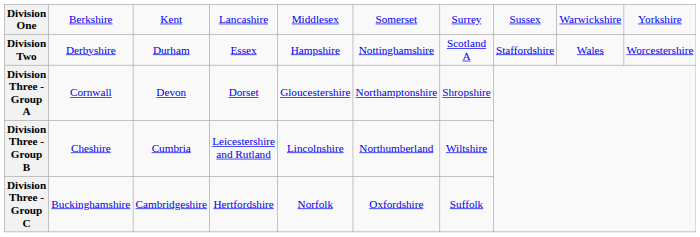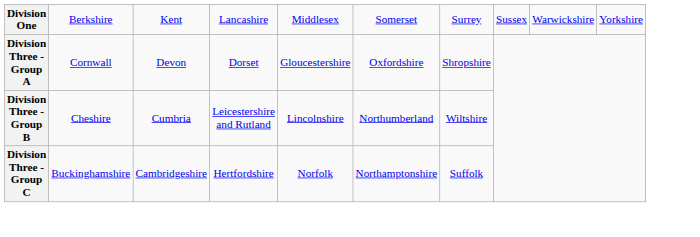- row: (27, 50)
(396, 93) Northamptonshire -> (396, 62) Oxfordshire
(396, 204) Oxfordshire -> (396, 173) Northamptonshire
